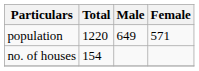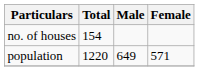rows swapped: (42, 55) <-> (35, 35)
